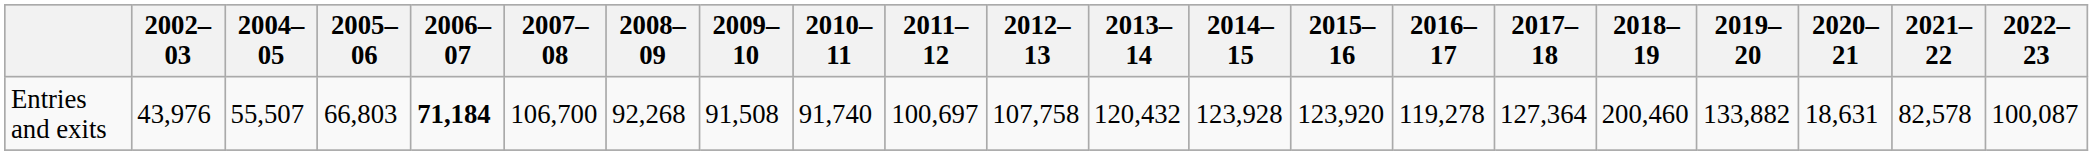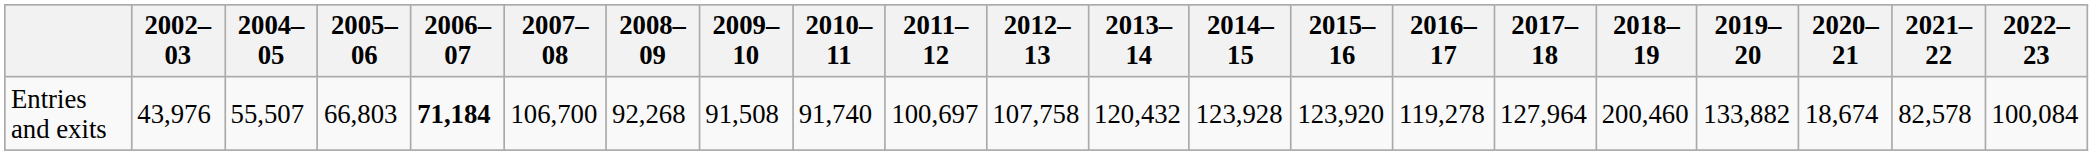(1543, 113) 127,364 -> (1543, 113) 127,964
(1842, 113) 18,631 -> (1842, 113) 18,674
(2035, 113) 100,087 -> (2035, 113) 100,084
